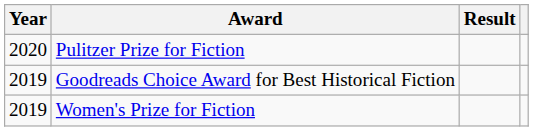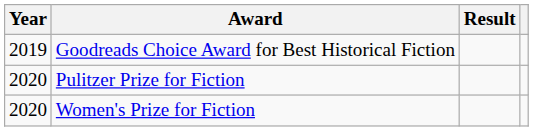rows swapped: (255, 79) <-> (150, 49)
(28, 110) 2019 -> (28, 110) 2020
